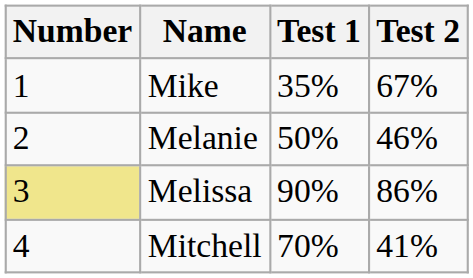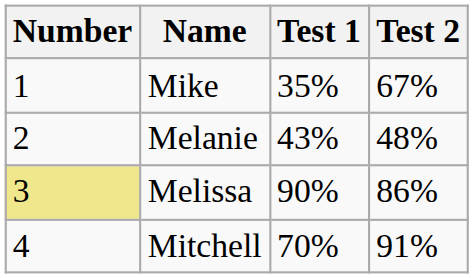(308, 138) 50% -> (308, 138) 43%
(407, 138) 46% -> (407, 138) 48%
(407, 244) 41% -> (407, 244) 91%
